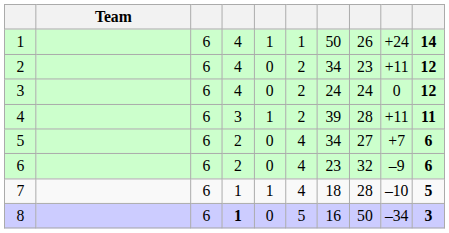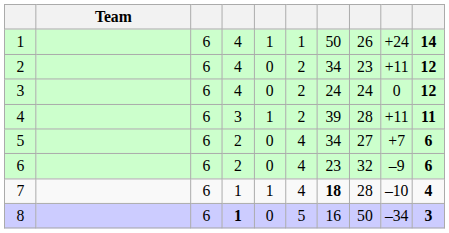(333, 191) normal -> (333, 191) bold
(428, 191) 5 -> (428, 191) 4
